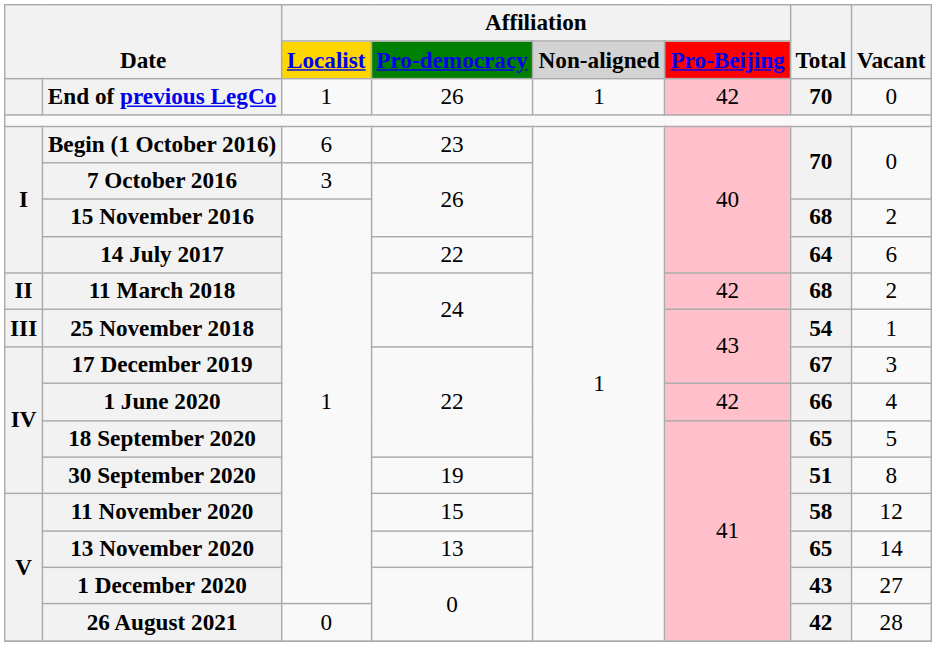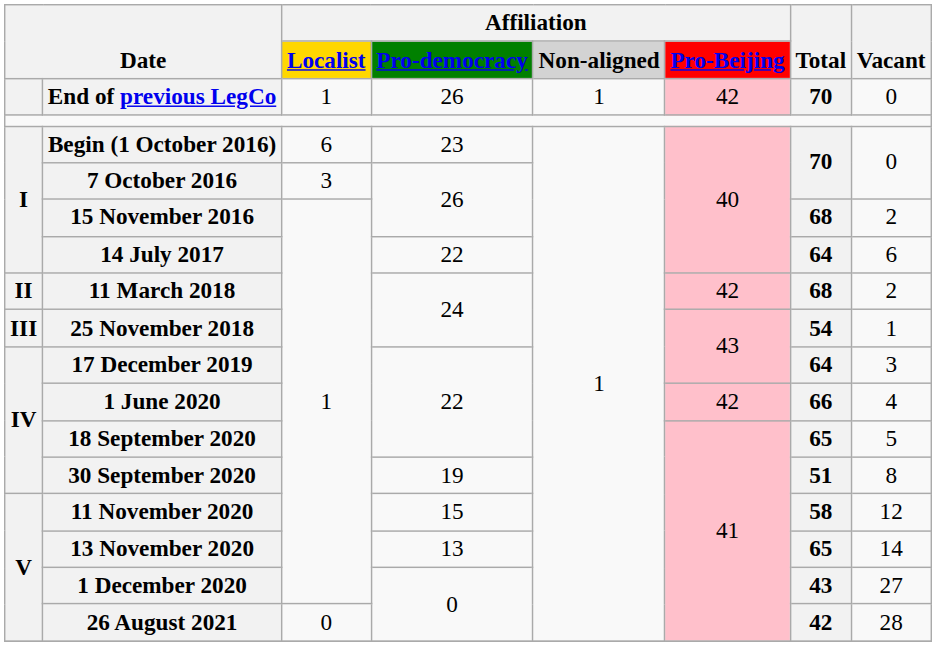(821, 364) 67 -> (821, 364) 64
